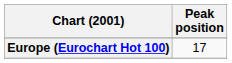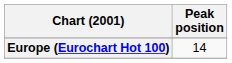(200, 48) 17 -> (200, 48) 14
